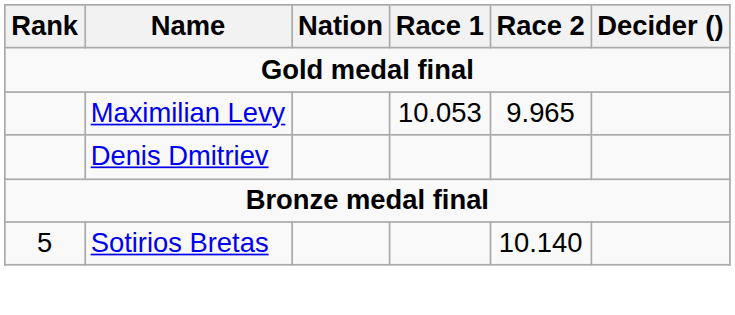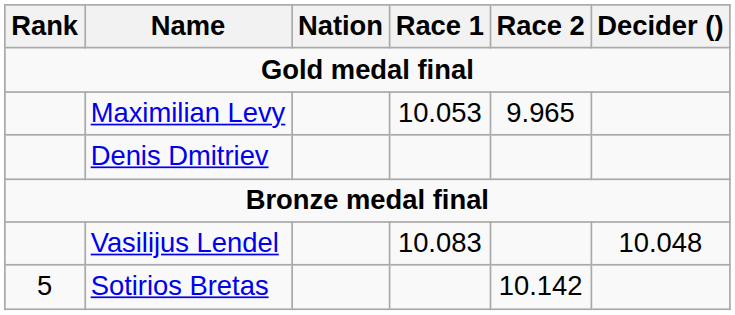+ row: (185, 243)
(541, 243) 10.140 -> (541, 286) 10.142
